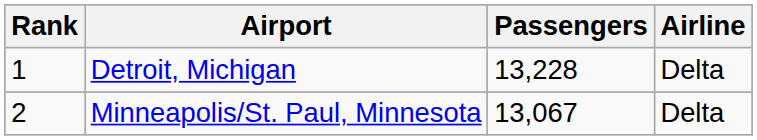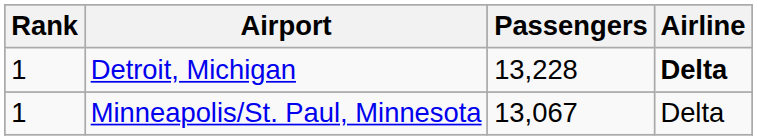(692, 69) normal -> (694, 69) bold
(19, 112) 2 -> (19, 112) 1
